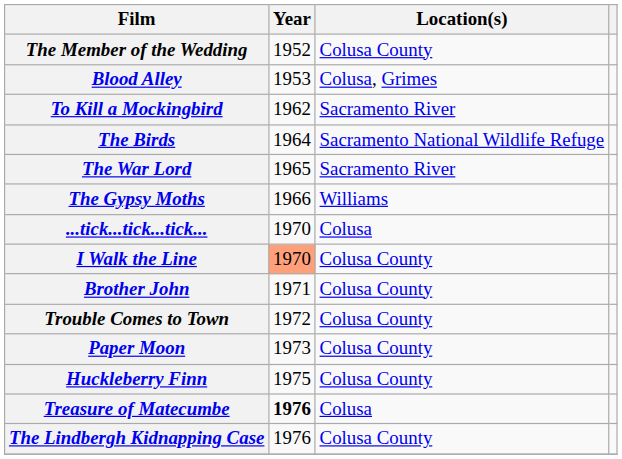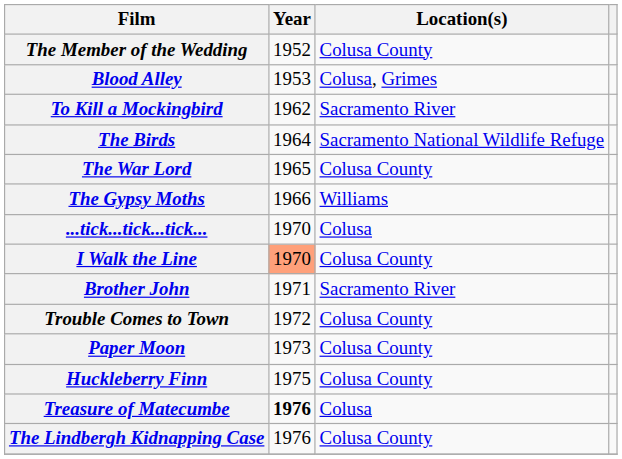(387, 169) Sacramento River -> (376, 169) Colusa County
(376, 288) Colusa County -> (387, 288) Sacramento River
